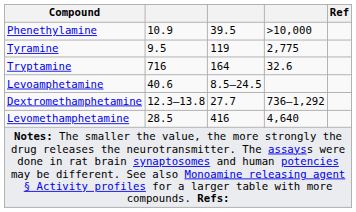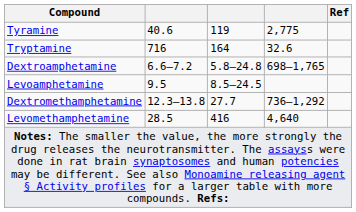- row: (52, 31)
(157, 48) 9.5 -> (160, 31) 40.6
+ row: (62, 66)
(160, 84) 40.6 -> (157, 84) 9.5
